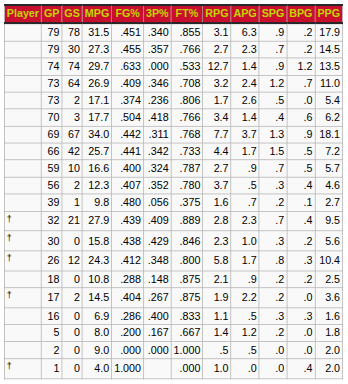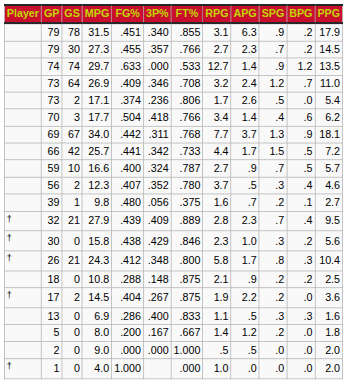(74, 260) 12 -> (74, 260) 21
(53, 316) 16 -> (53, 316) 13
(308, 368) .4 -> (308, 368) .0
